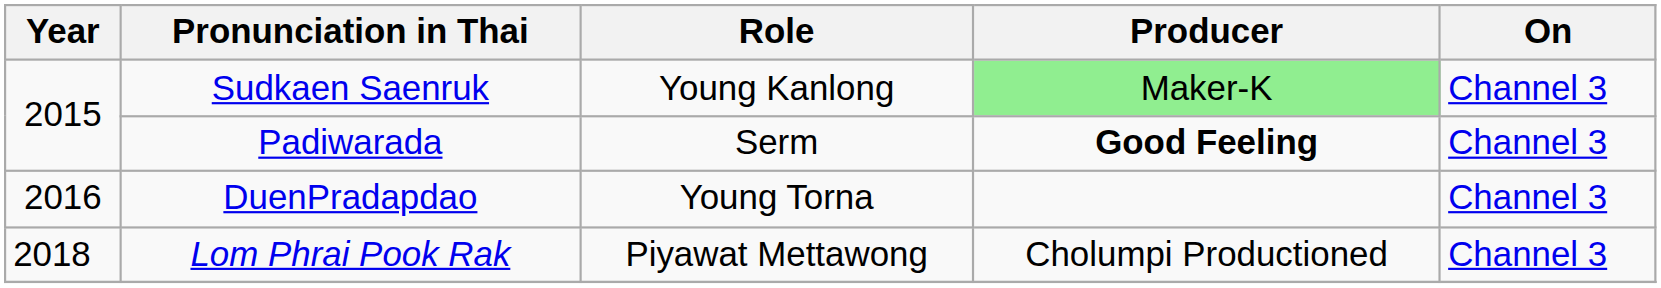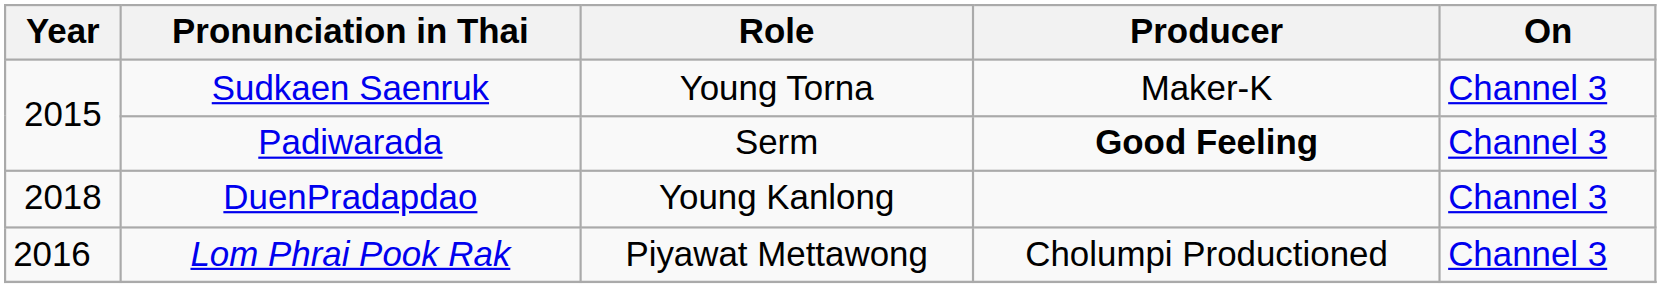(777, 87) Young Kanlong -> (777, 87) Young Torna
(1207, 87) lightgreen background -> (1207, 87) no background
(63, 198) 2016 -> (63, 198) 2018
(777, 198) Young Torna -> (777, 198) Young Kanlong
(52, 253) 2018 -> (52, 253) 2016
